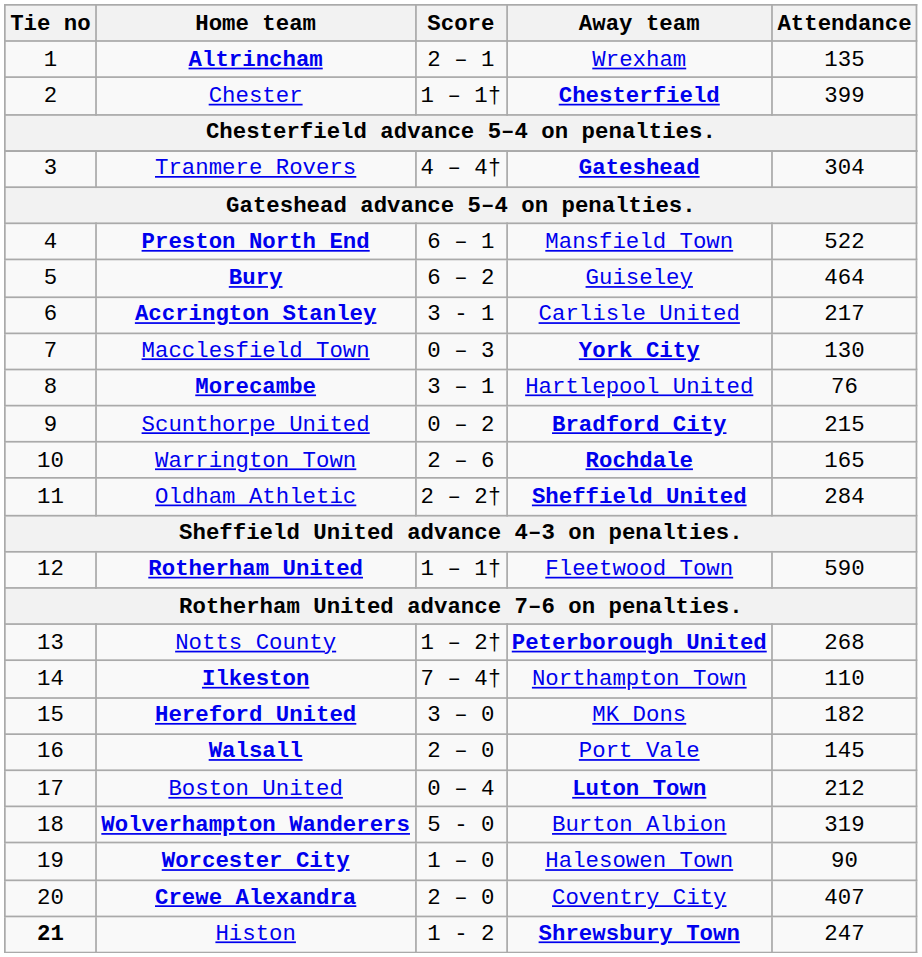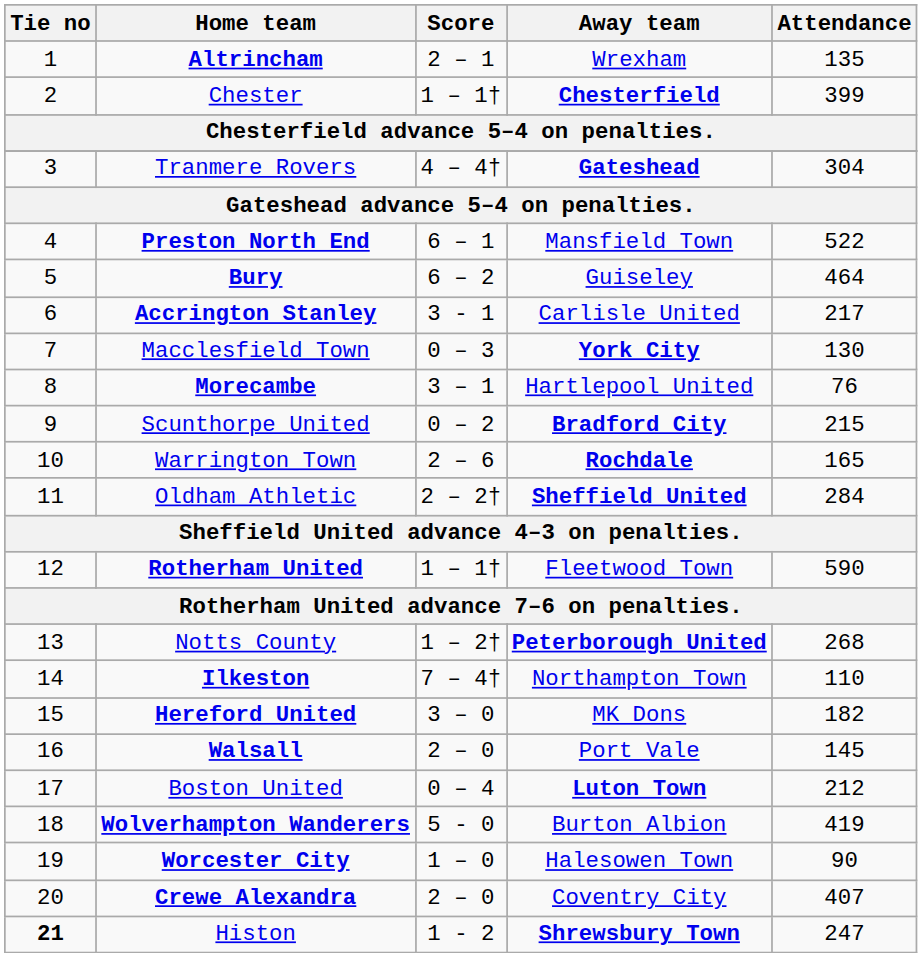(844, 825) 319 -> (844, 825) 419
